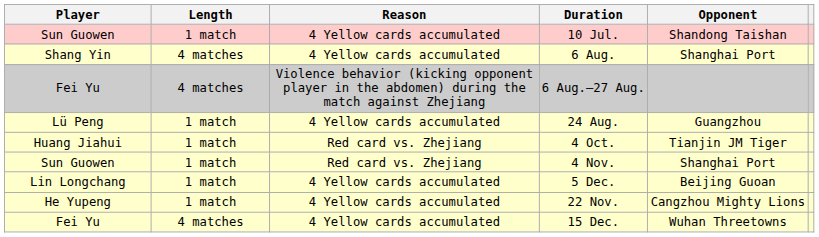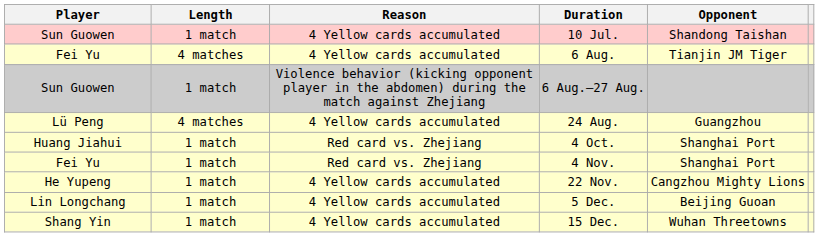(78, 54) Shang Yin -> (78, 54) Fei Yu
(728, 54) Shanghai Port -> (728, 54) Tianjin JM Tiger
(78, 88) Fei Yu -> (78, 88) Sun Guowen
(211, 88) 4 matches -> (211, 88) 1 match
(211, 122) 1 match -> (211, 122) 4 matches
(728, 142) Tianjin JM Tiger -> (728, 142) Shanghai Port
(78, 162) Sun Guowen -> (78, 162) Fei Yu
rows swapped: (593, 202) <-> (593, 182)
(78, 222) Fei Yu -> (78, 222) Shang Yin
(211, 222) 4 matches -> (211, 222) 1 match
